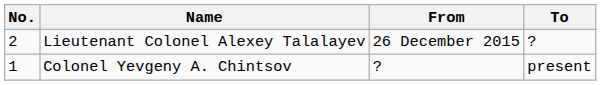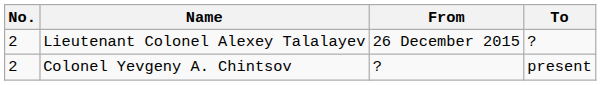(13, 67) 1 -> (13, 67) 2
